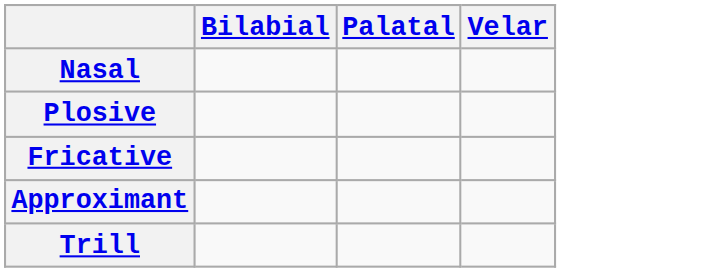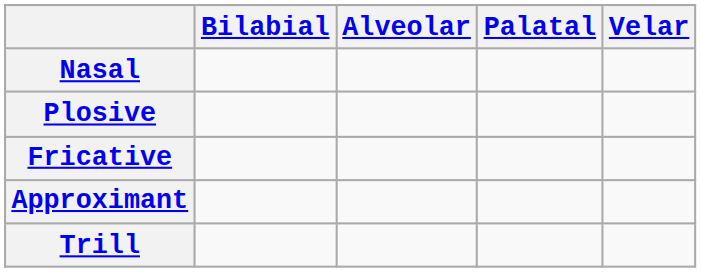+ column: (407, 27)
